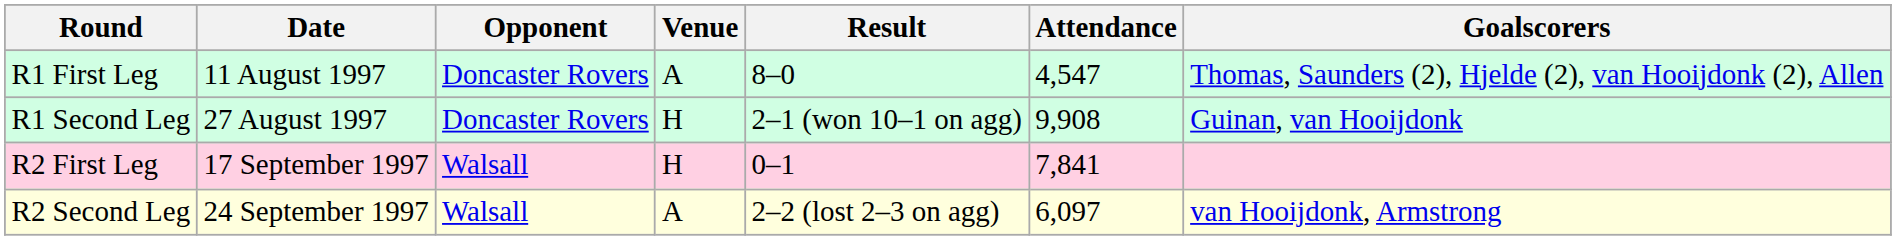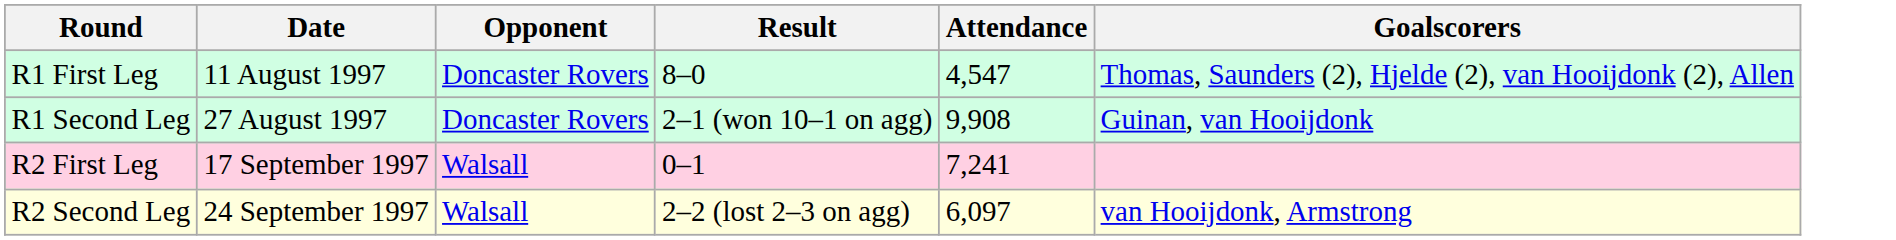- column: (700, 27)
(1068, 165) 7,841 -> (978, 165) 7,241
